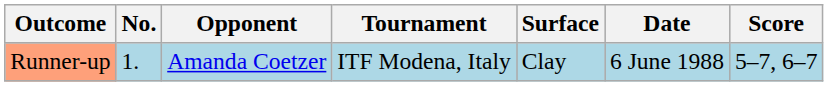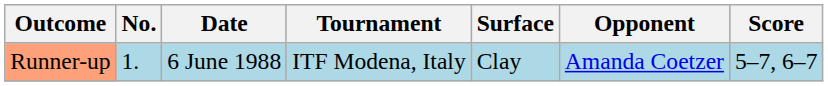columns swapped: (667, 23) <-> (247, 23)
